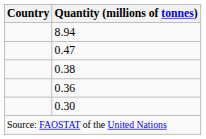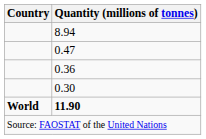- row: (65, 69)
+ row: (67, 106)
